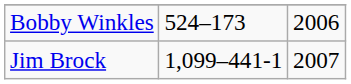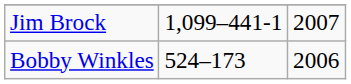rows swapped: (58, 59) <-> (82, 22)
